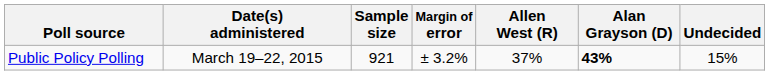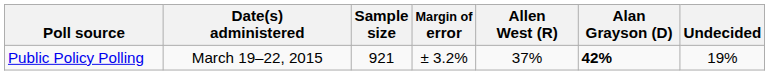(597, 57) 43% -> (597, 57) 42%
(722, 57) 15% -> (722, 57) 19%
